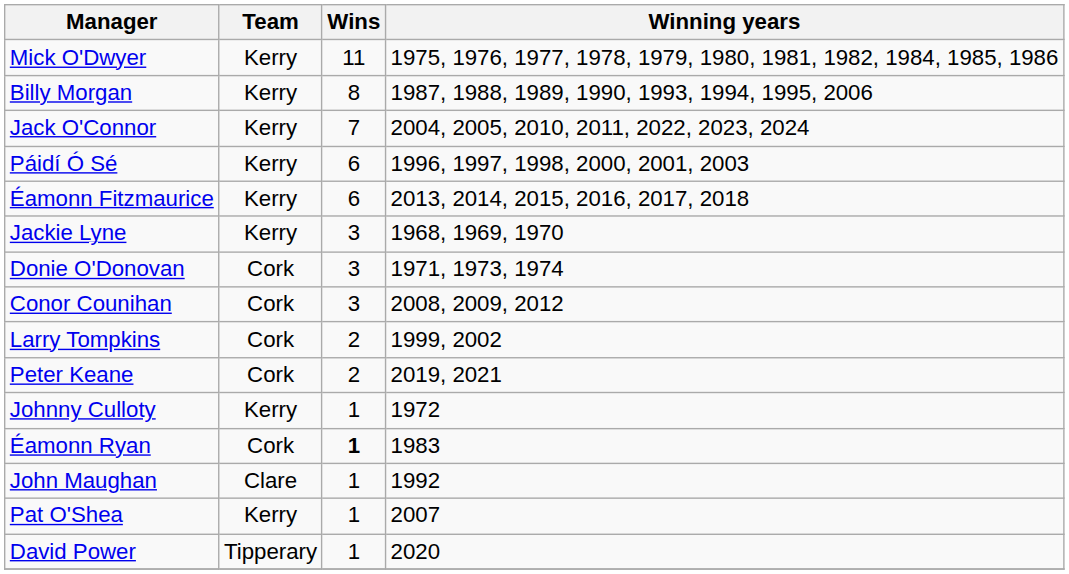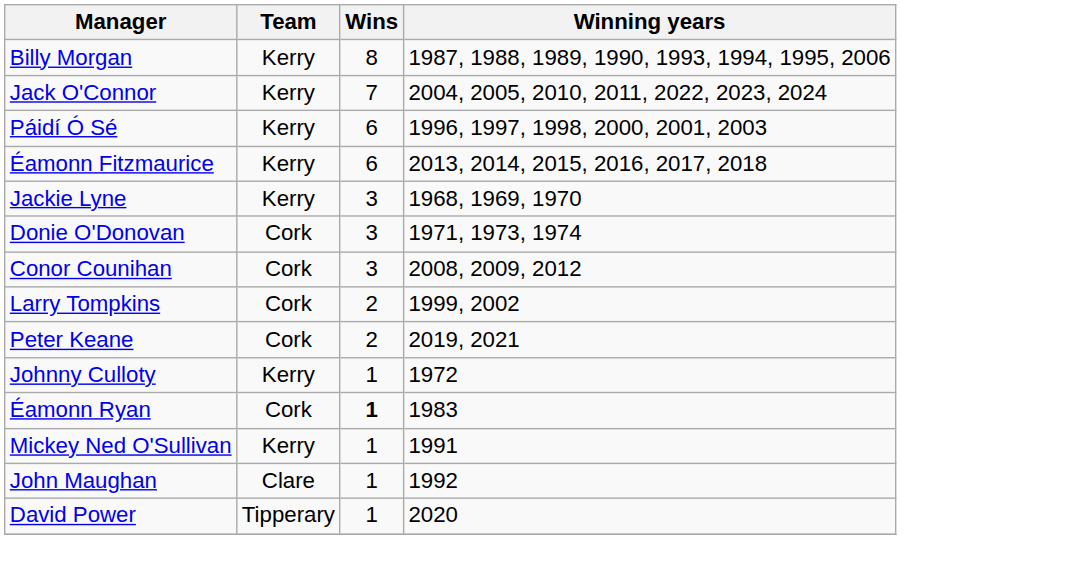- row: (78, 57)
+ row: (121, 445)
- row: (66, 515)
